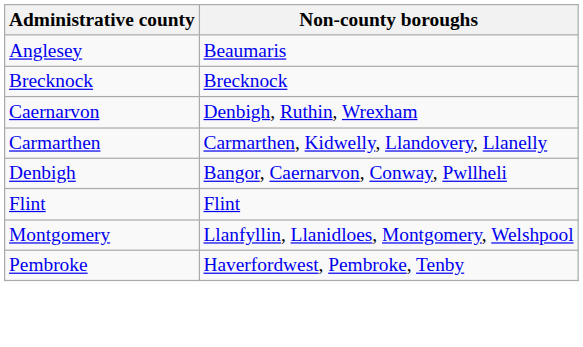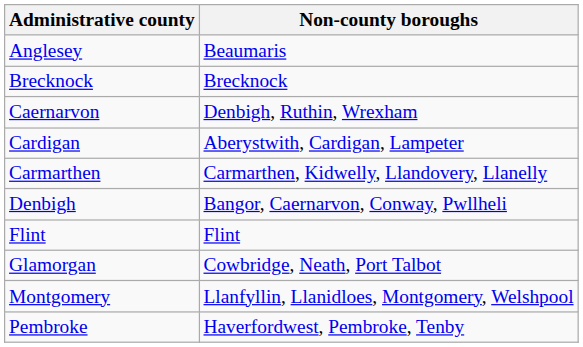+ row: (45, 142)
+ row: (52, 265)
